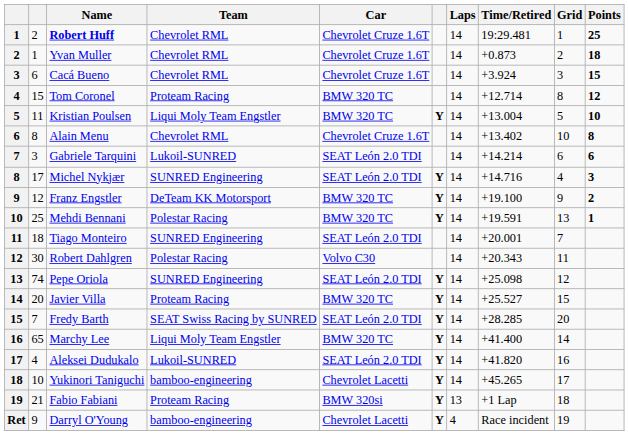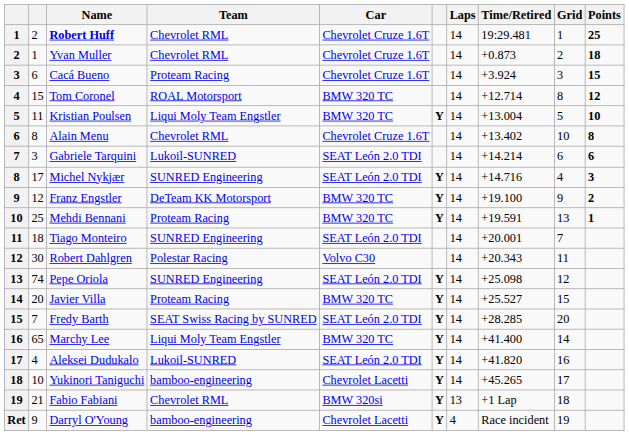(189, 75) Chevrolet RML -> (190, 75) Proteam Racing
(190, 96) Proteam Racing -> (196, 96) ROAL Motorsport
(189, 217) Polestar Racing -> (190, 217) Proteam Racing
(190, 400) Proteam Racing -> (189, 400) Chevrolet RML
